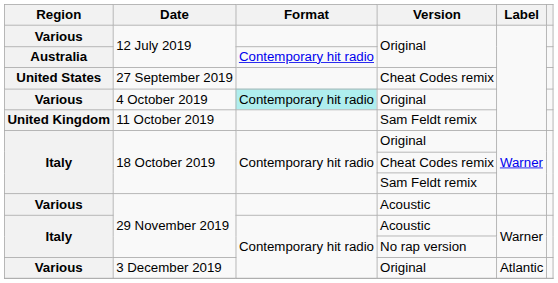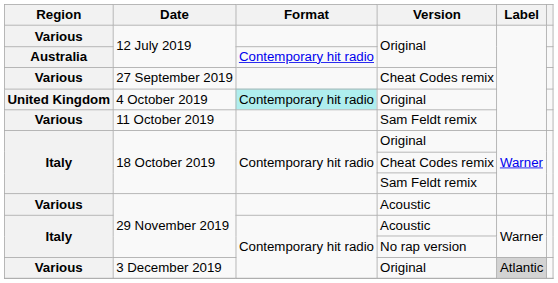(59, 78) United States -> (59, 78) Various
(59, 99) Various -> (59, 99) United Kingdom
(59, 120) United Kingdom -> (59, 120) Various
(522, 267) no background -> (522, 267) lightgrey background
